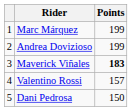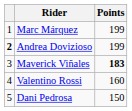(9, 47) normal -> (9, 47) bold
(117, 81) 157 -> (117, 81) 160
